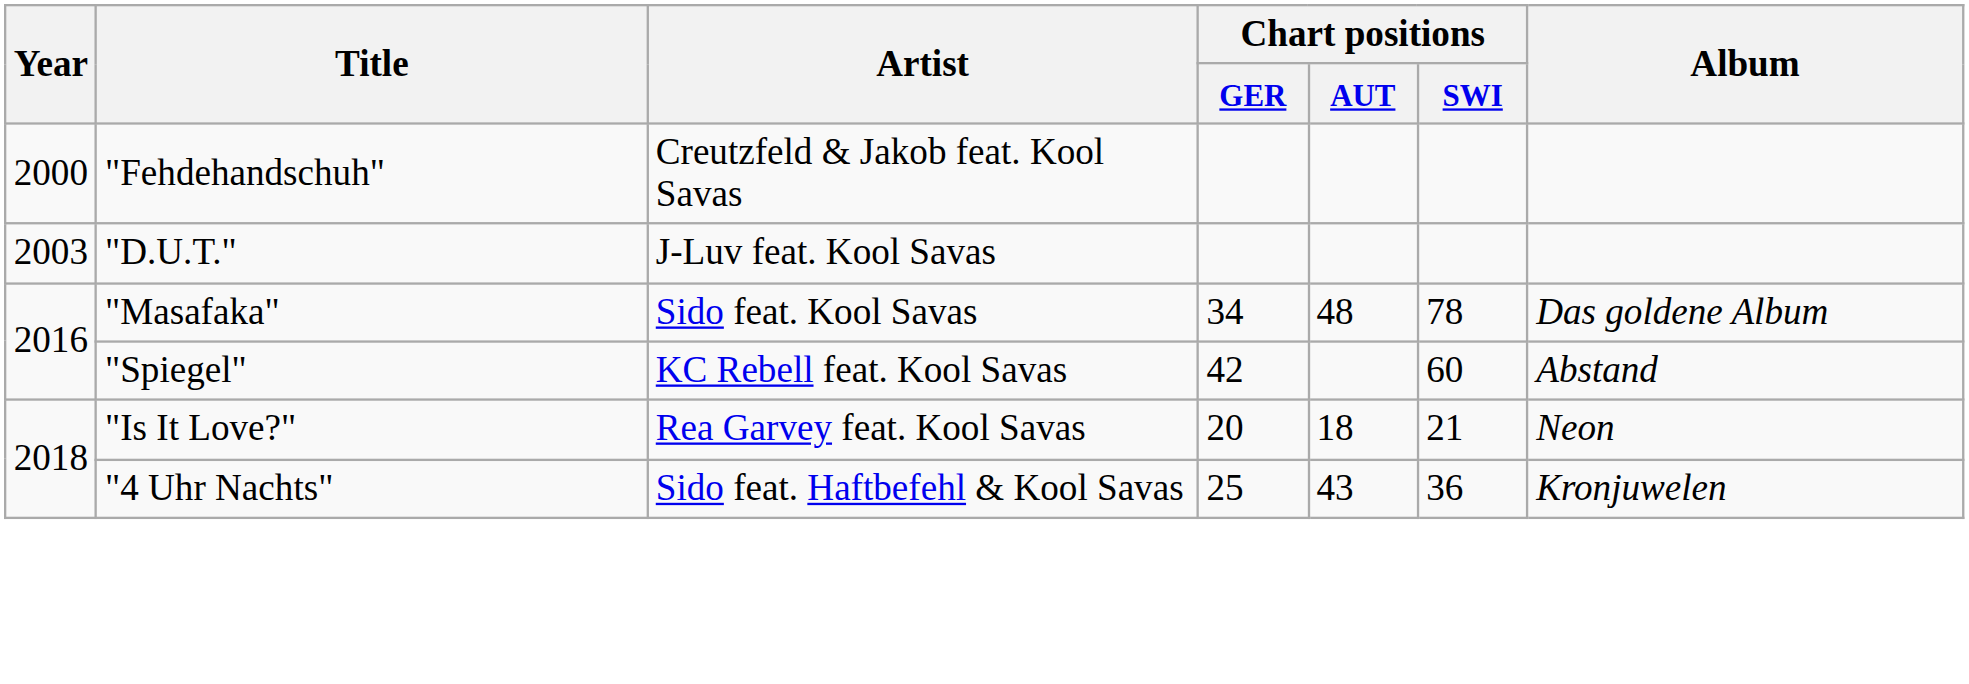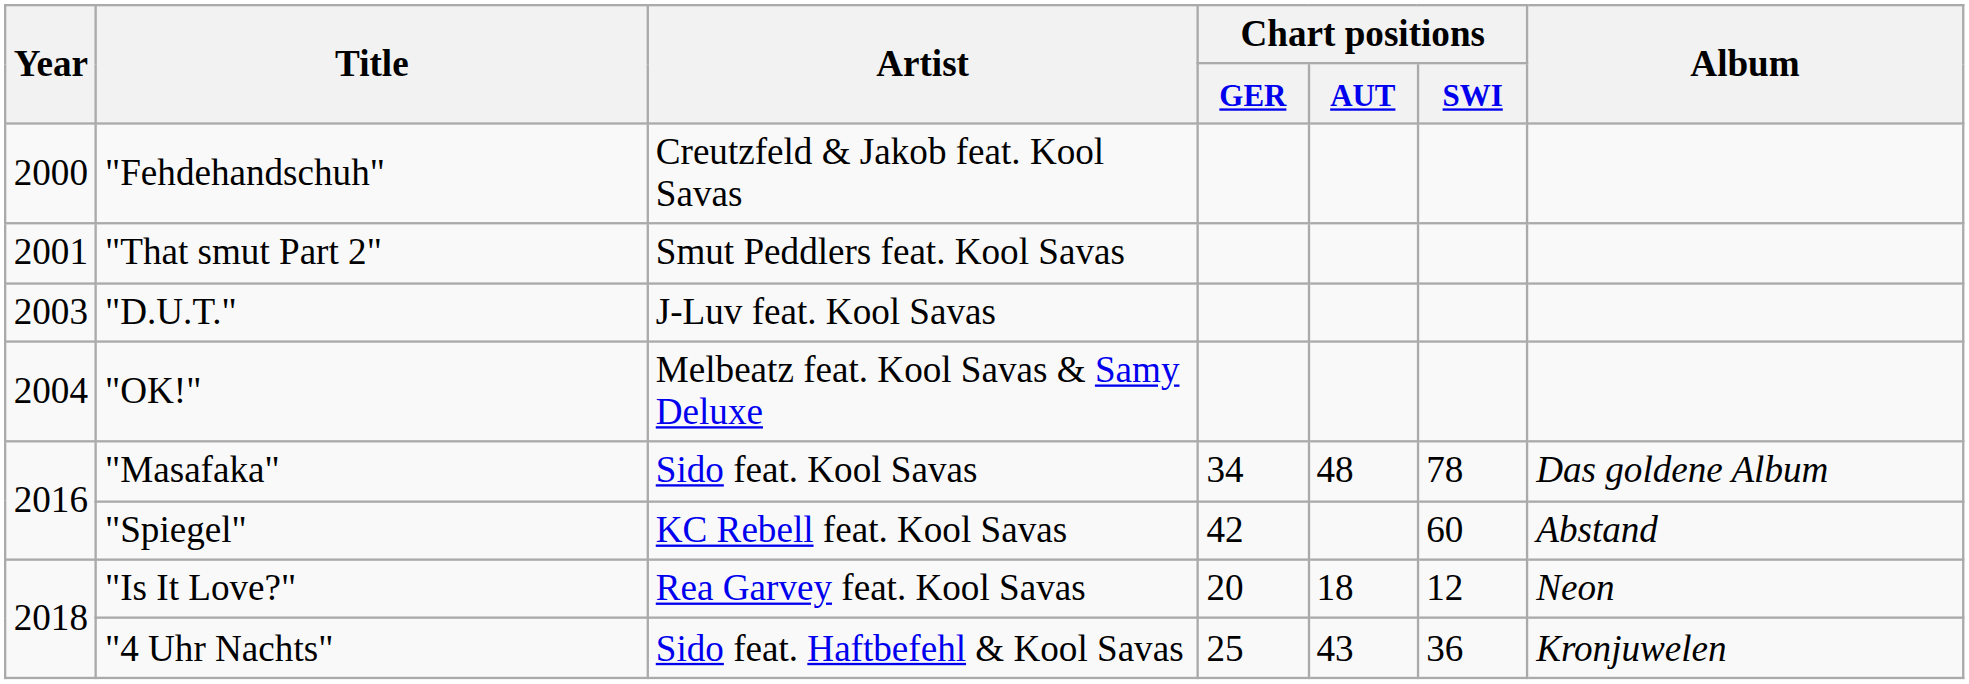+ row: (243, 252)
+ row: (153, 390)
(1445, 428) 21 -> (1445, 588) 12
